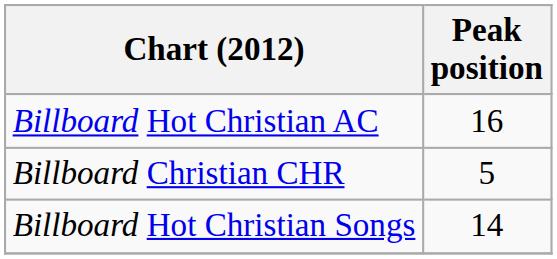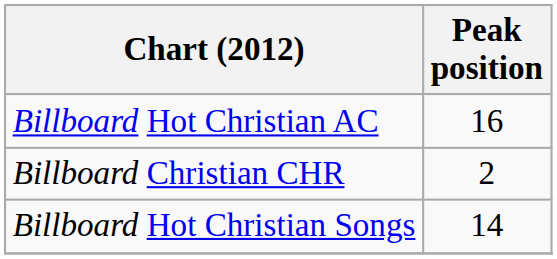(487, 173) 5 -> (487, 173) 2
